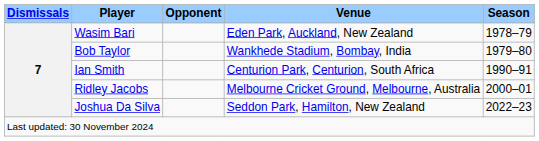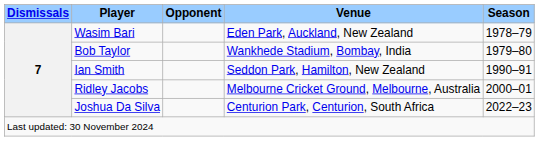(330, 70) Centurion Park, Centurion, South Africa -> (326, 70) Seddon Park, Hamilton, New Zealand
(326, 107) Seddon Park, Hamilton, New Zealand -> (330, 107) Centurion Park, Centurion, South Africa
